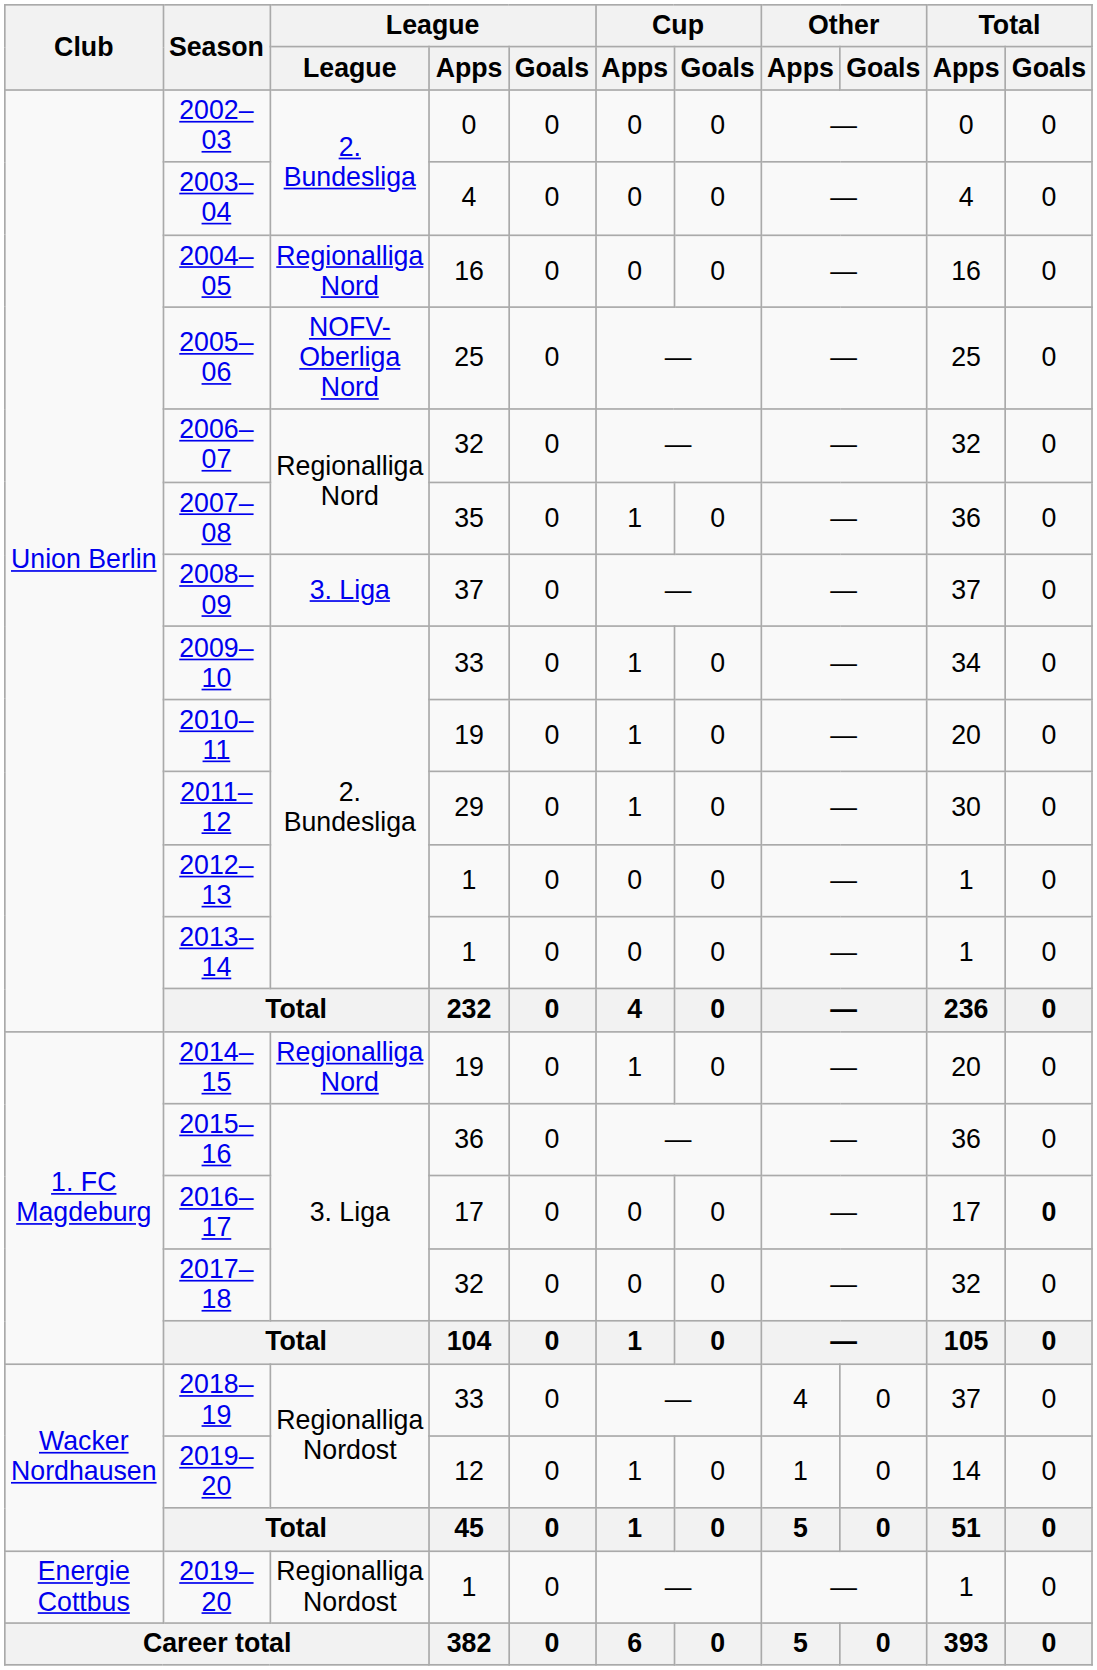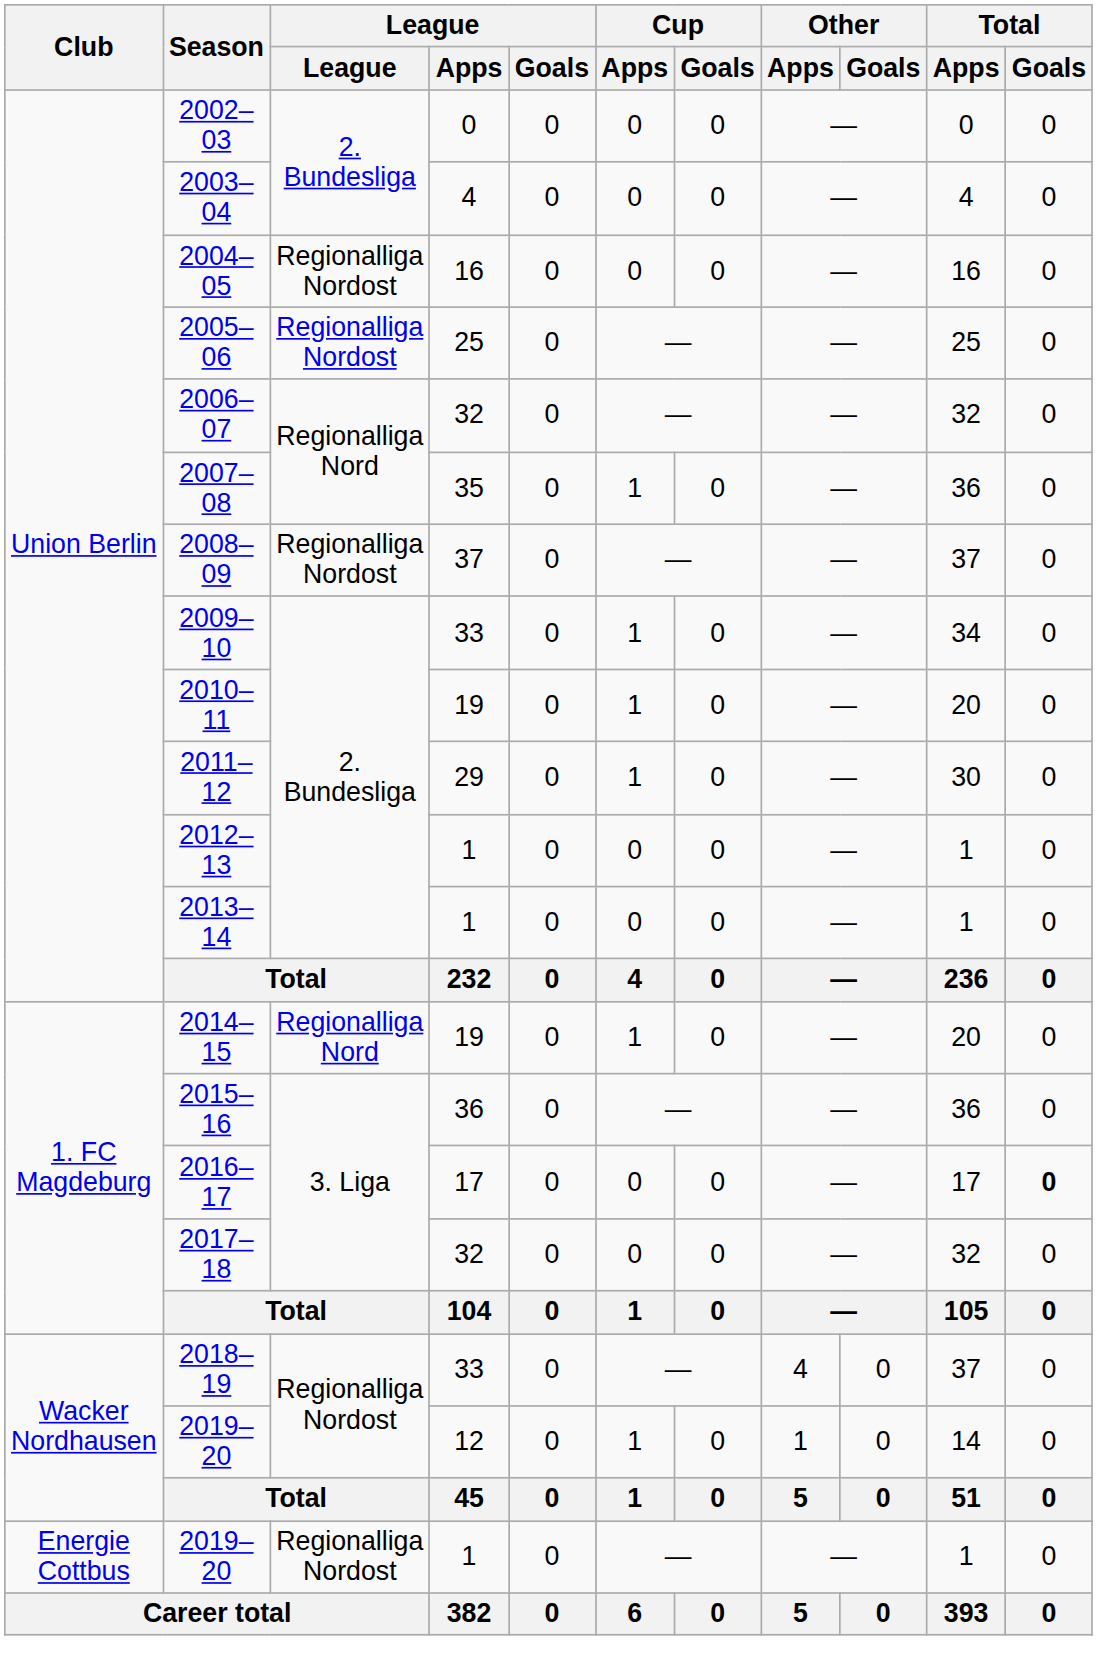(350, 270) Regionalliga Nord -> (350, 270) Regionalliga Nordost
(350, 357) NOFV-Oberliga Nord -> (350, 342) Regionalliga Nordost
(350, 590) 3. Liga -> (350, 560) Regionalliga Nordost
